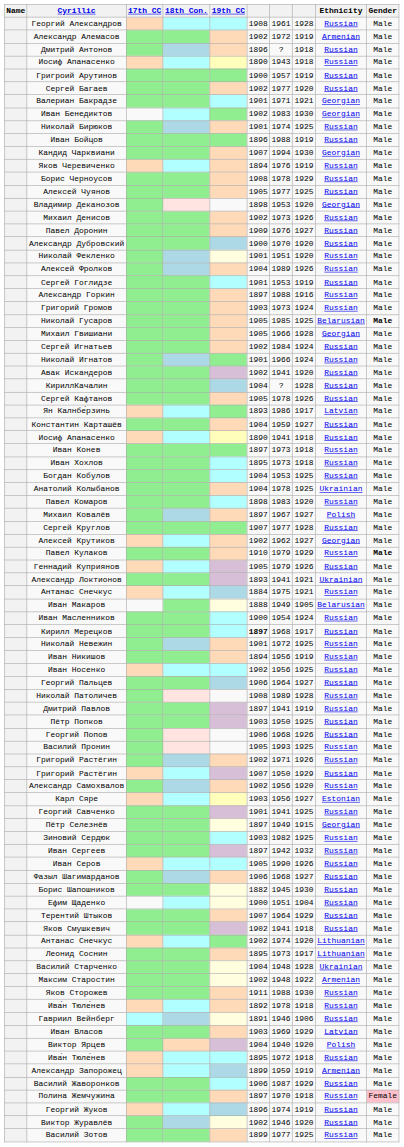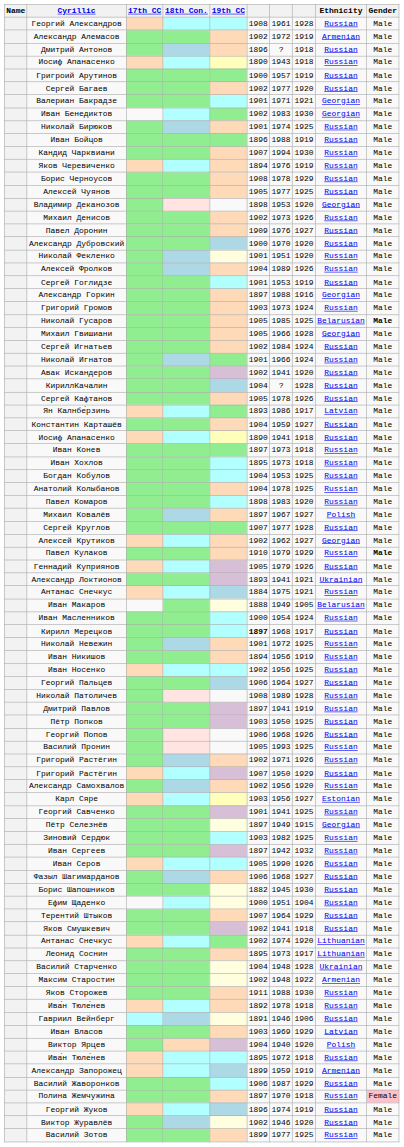(341, 153) Georgian -> (341, 153) Russian
(341, 295) Russian -> (341, 295) Georgian
(341, 489) Ukrainian -> (341, 489) Russian
